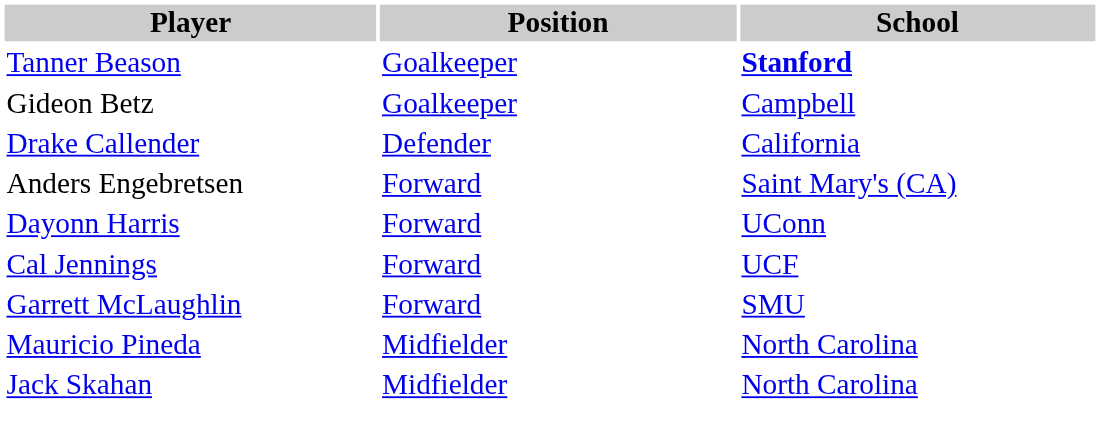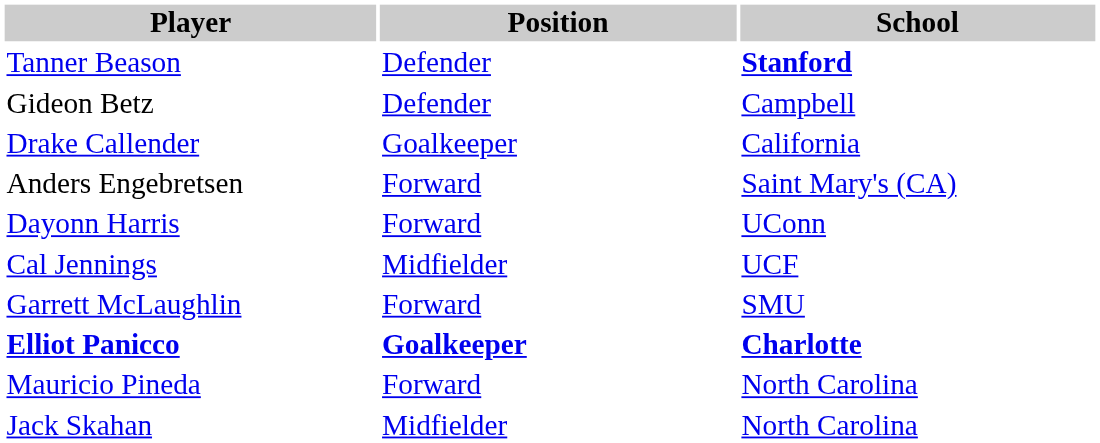(450, 62) Goalkeeper -> (436, 62) Defender
(450, 103) Goalkeeper -> (436, 103) Defender
(436, 143) Defender -> (450, 143) Goalkeeper
(432, 264) Forward -> (445, 264) Midfielder
+ row: (93, 344)
(445, 344) Midfielder -> (432, 384) Forward
